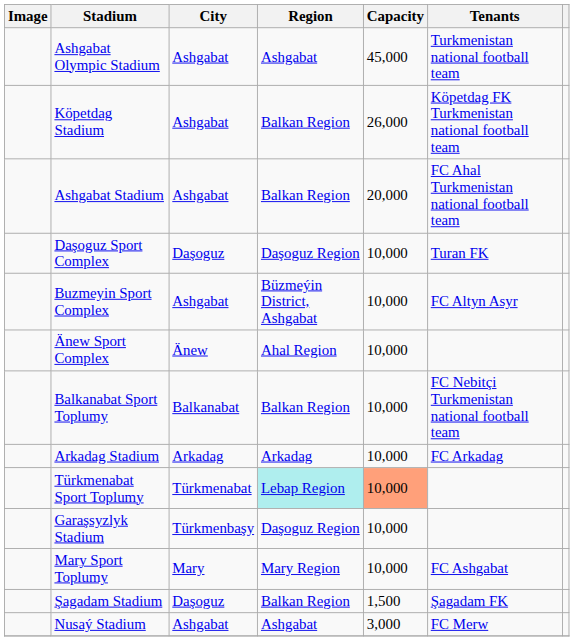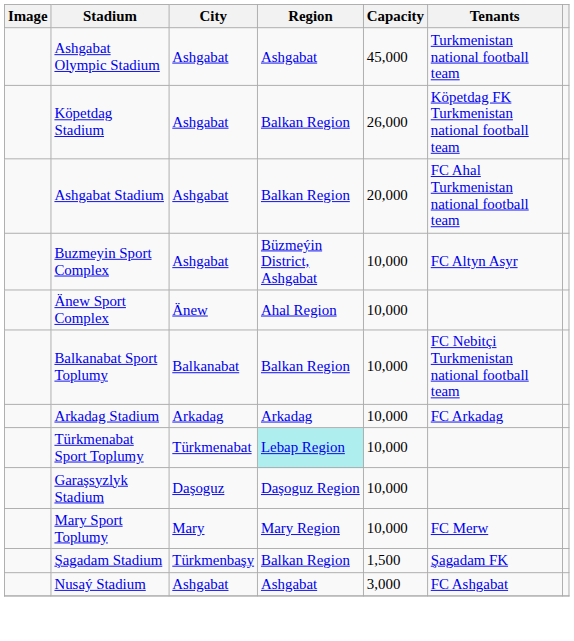- row: (98, 252)
(387, 488) lightsalmon background -> (387, 447) no background
(213, 528) Türkmenbaşy -> (198, 488) Daşoguz
(469, 568) FC Ashgabat -> (459, 528) FC Merw
(198, 600) Daşoguz -> (213, 560) Türkmenbaşy
(459, 624) FC Merw -> (469, 584) FC Ashgabat
